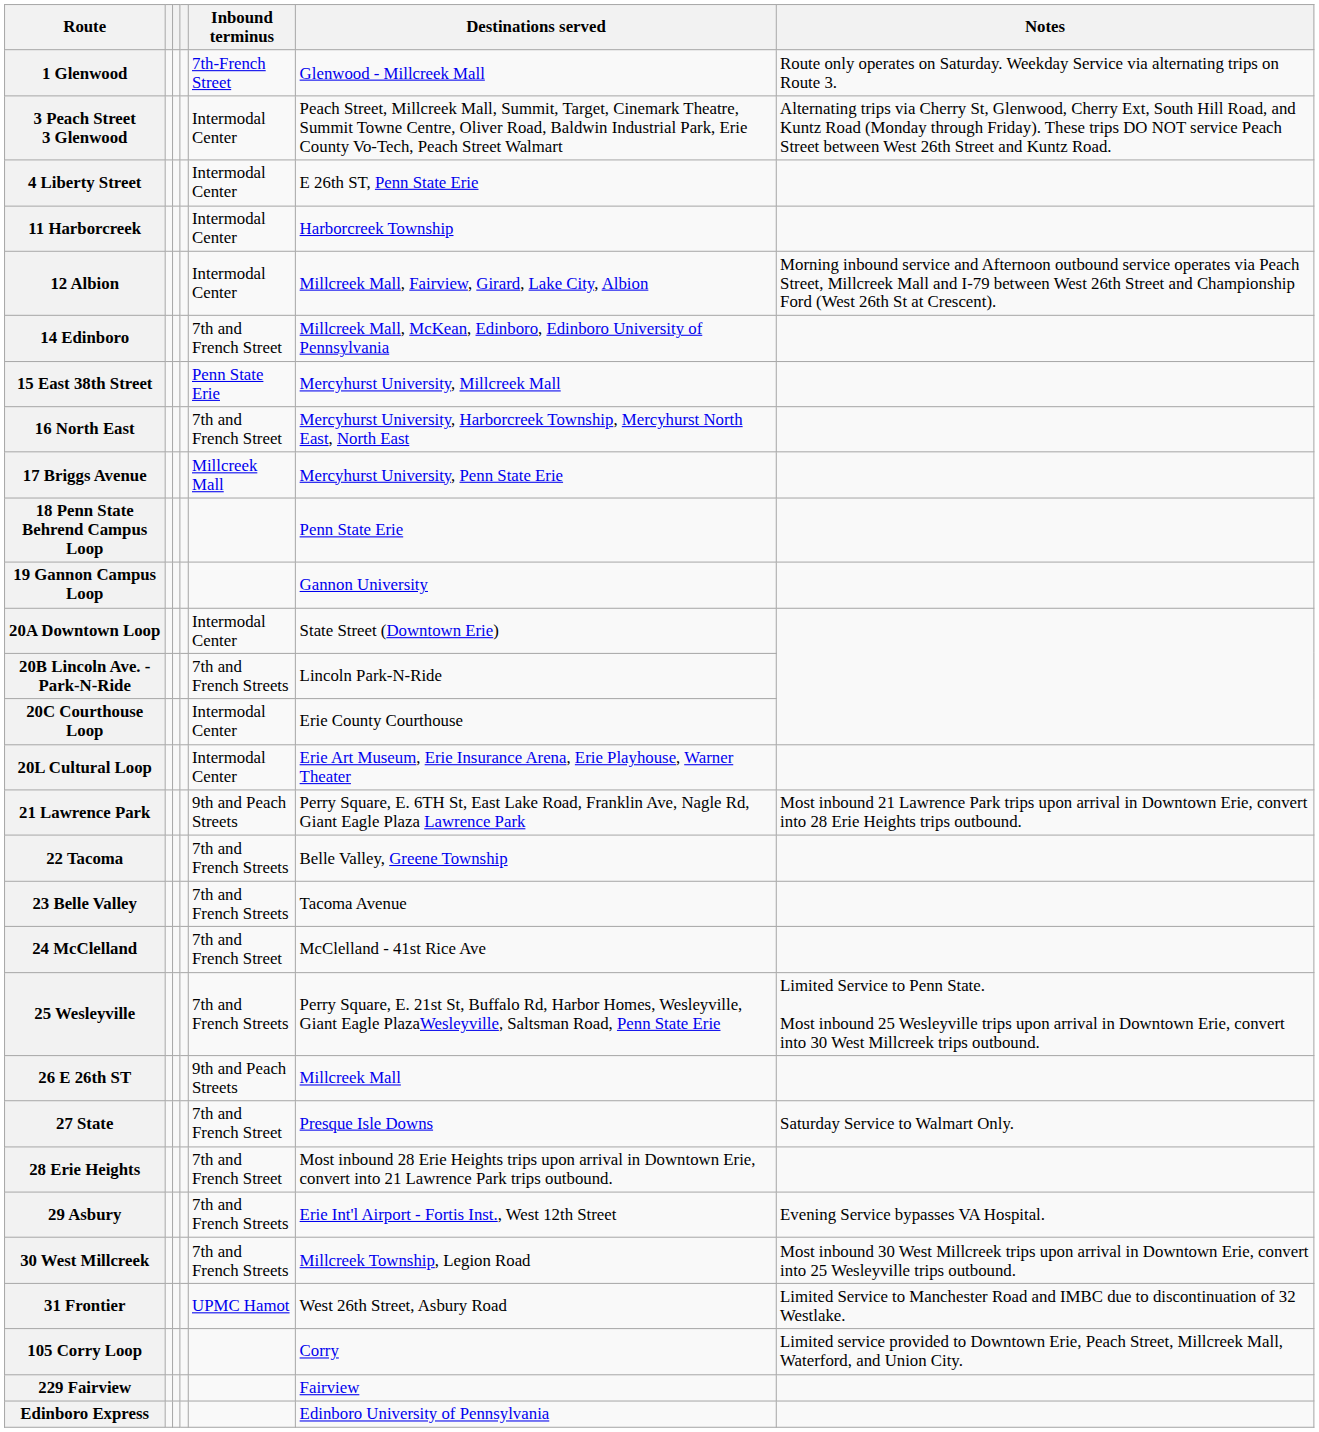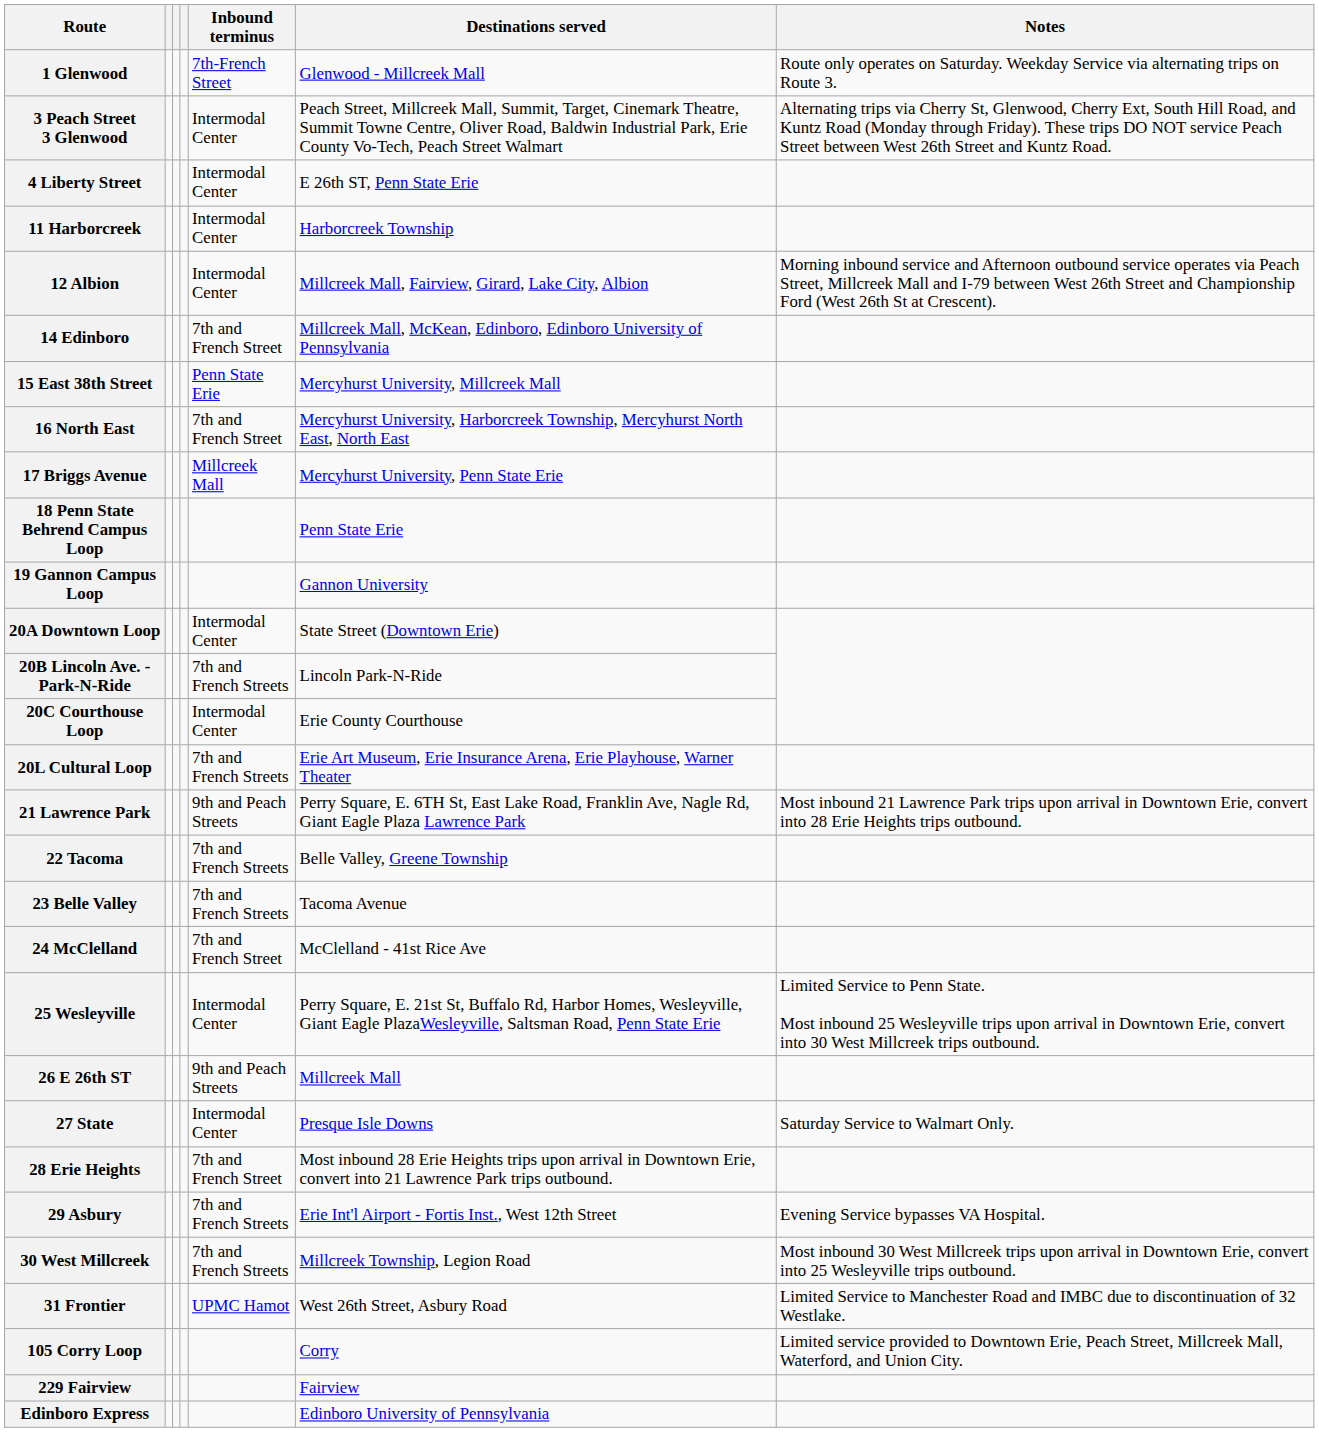(229, 767) Intermodal Center -> (240, 767) 7th and French Streets
(240, 1013) 7th and French Streets -> (229, 1013) Intermodal Center
(237, 1123) 7th and French Street -> (229, 1123) Intermodal Center
